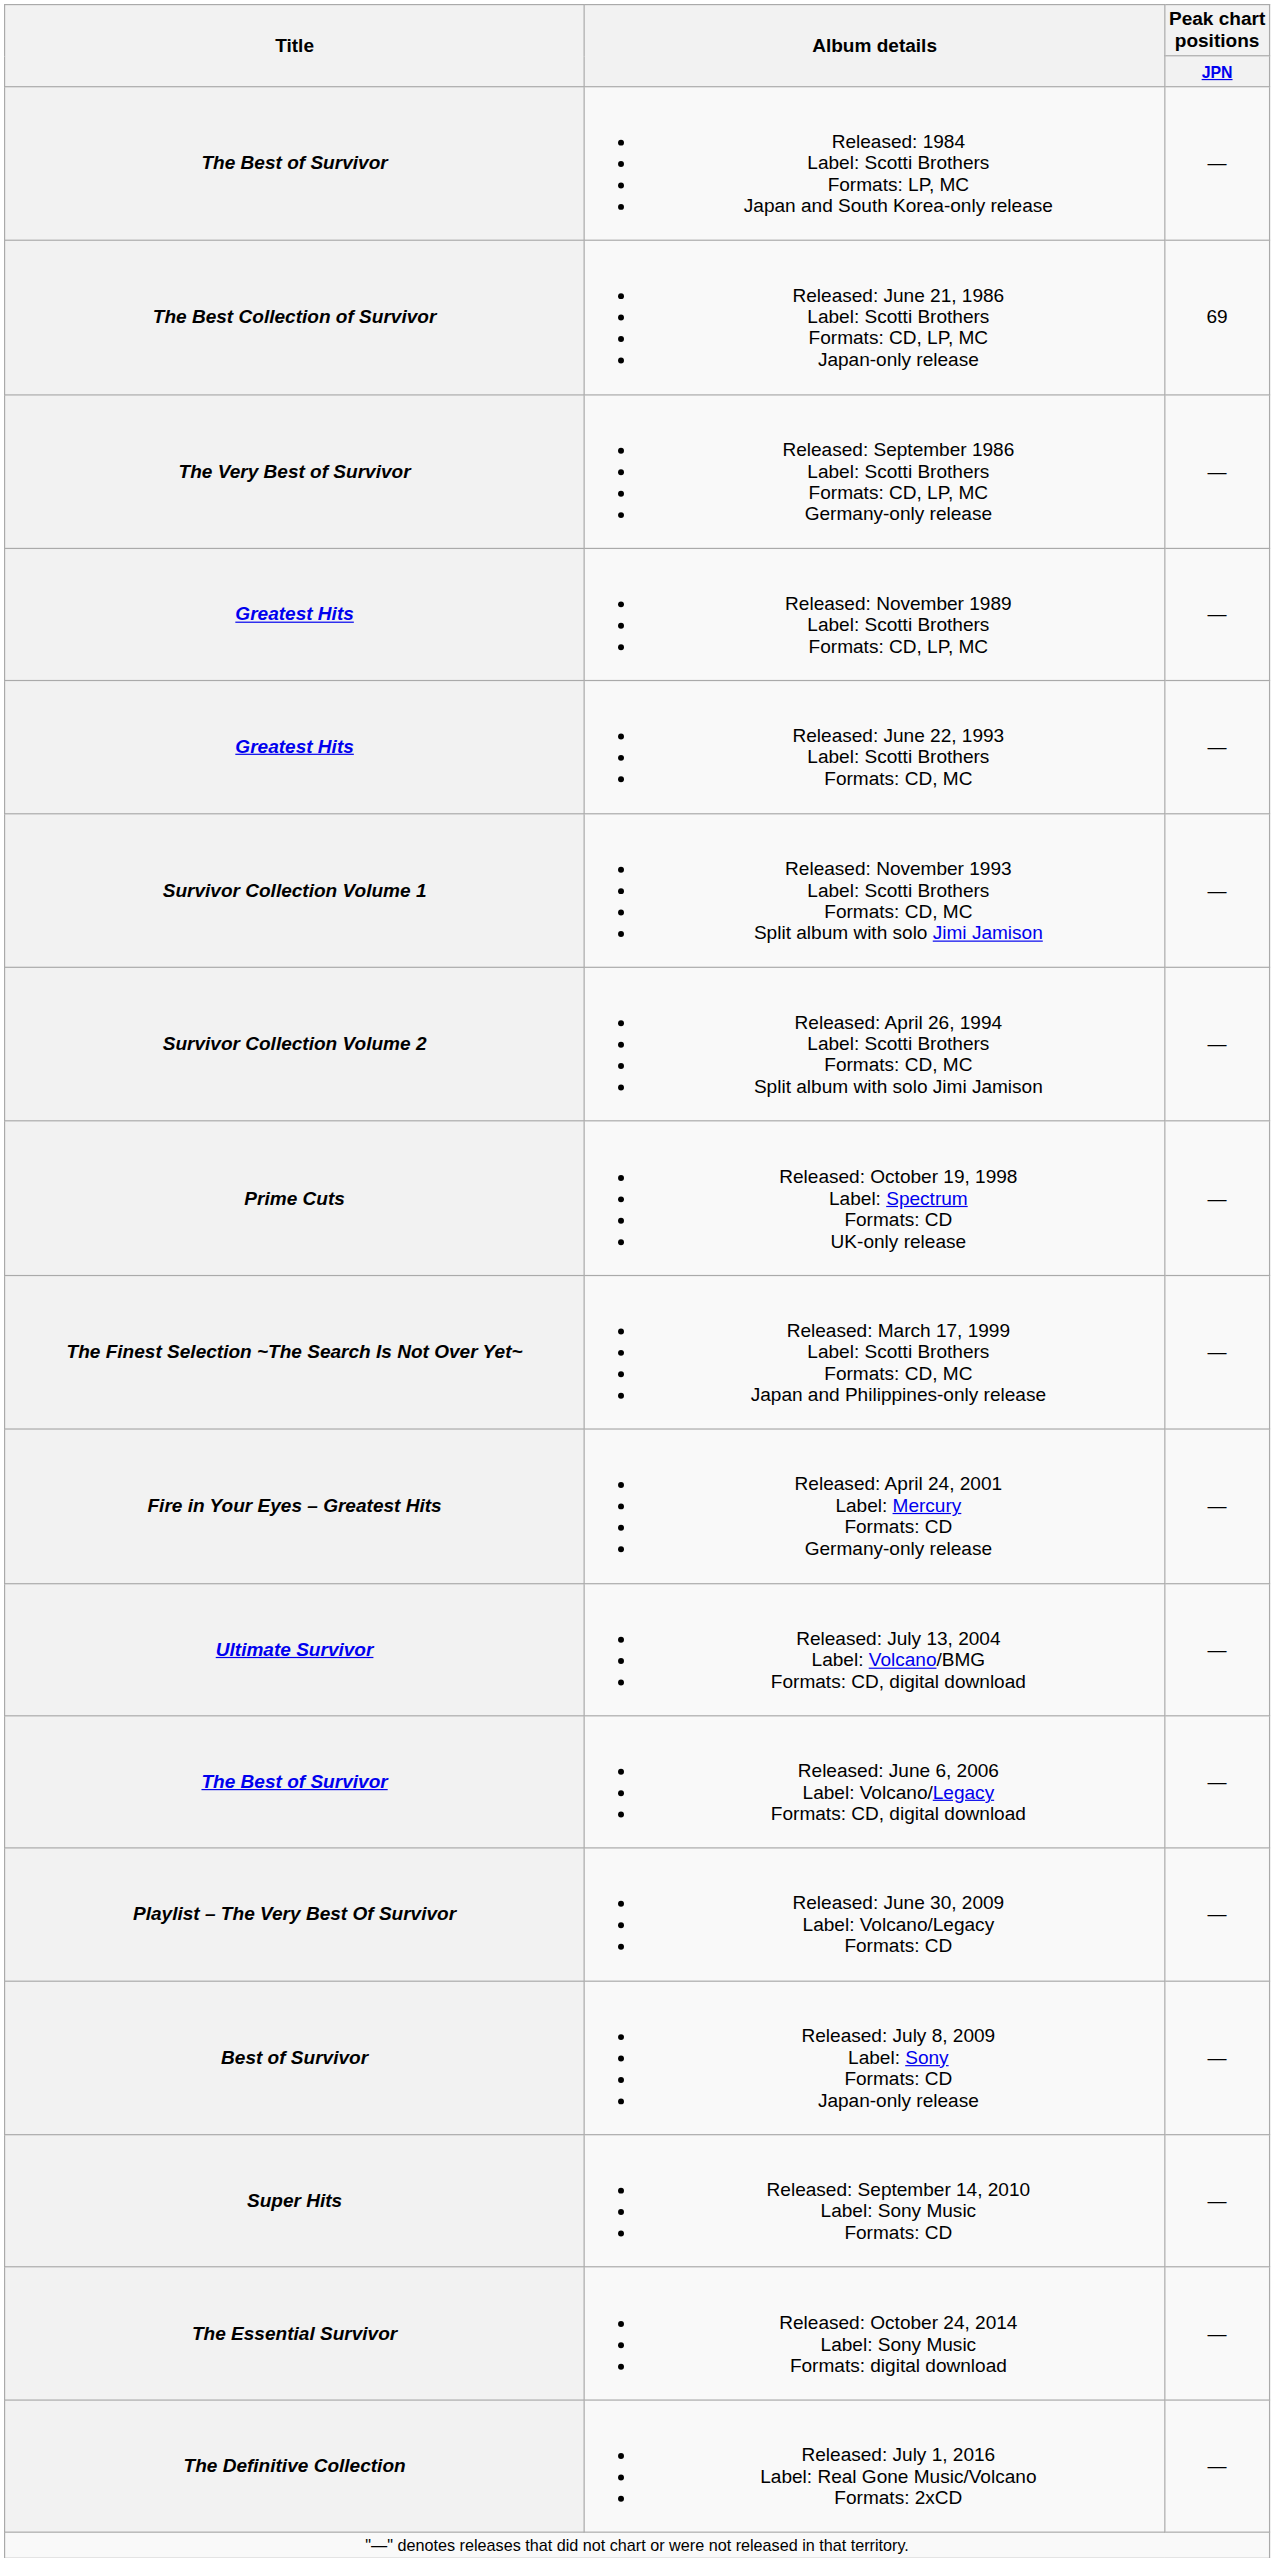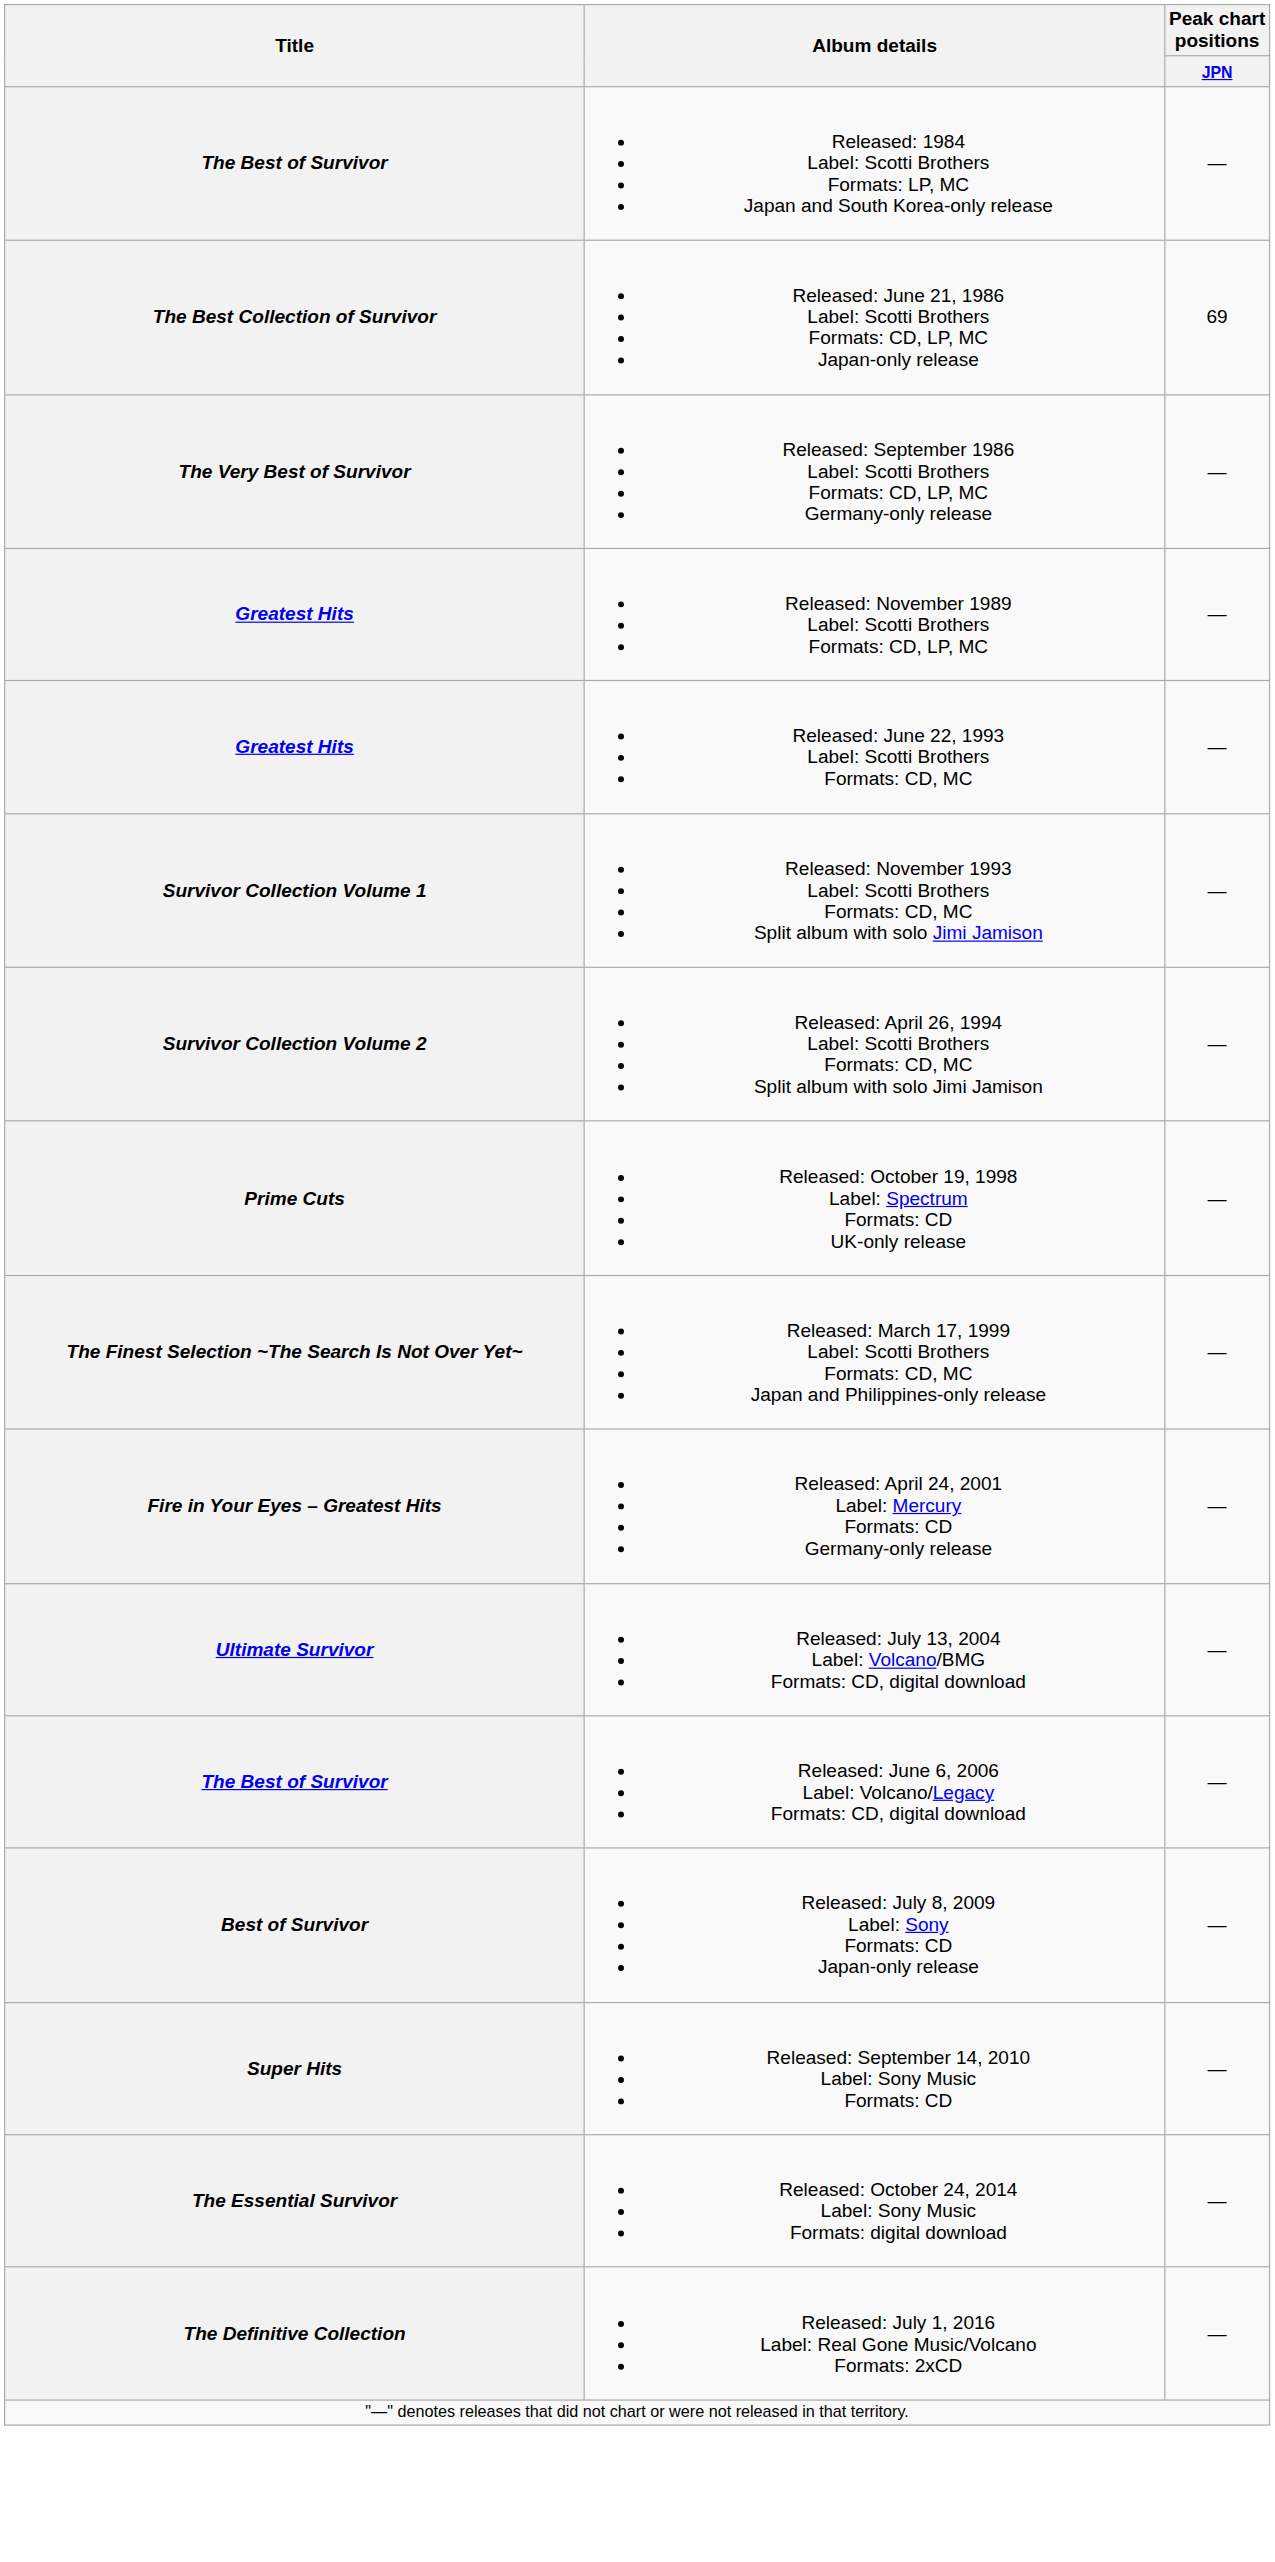- row: (875, 1925)
